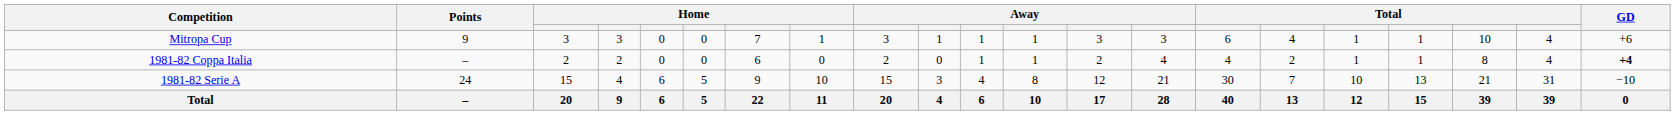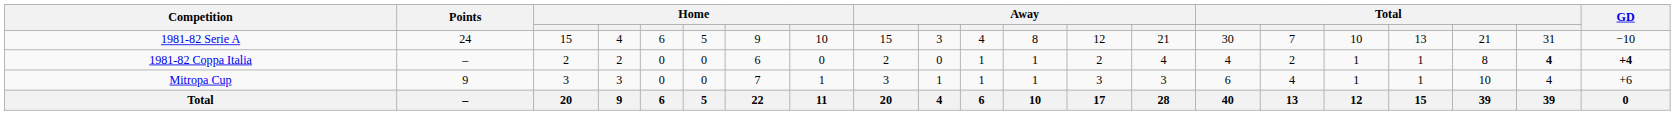rows swapped: (201, 79) <-> (201, 40)
(1549, 60) normal -> (1549, 60) bold
